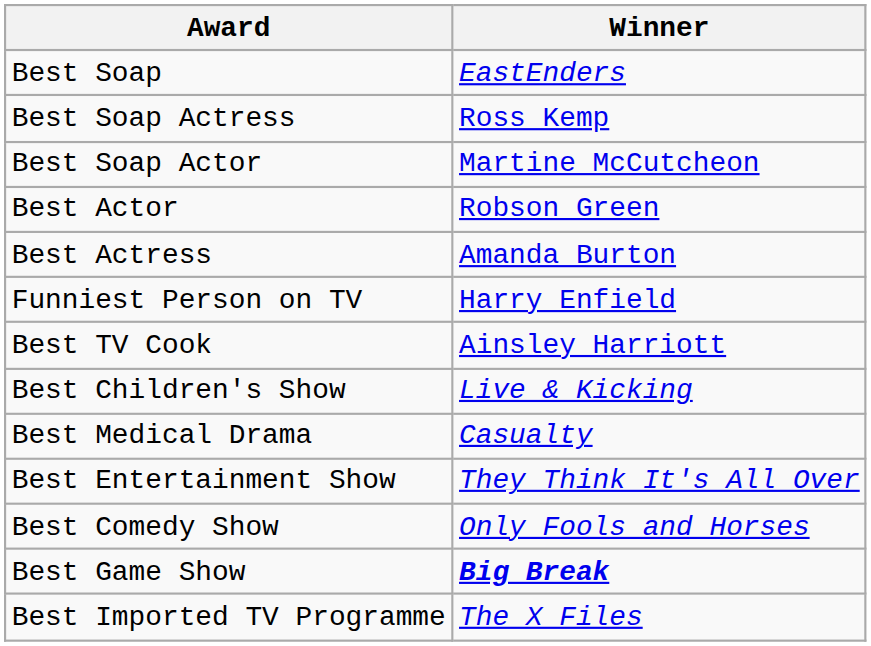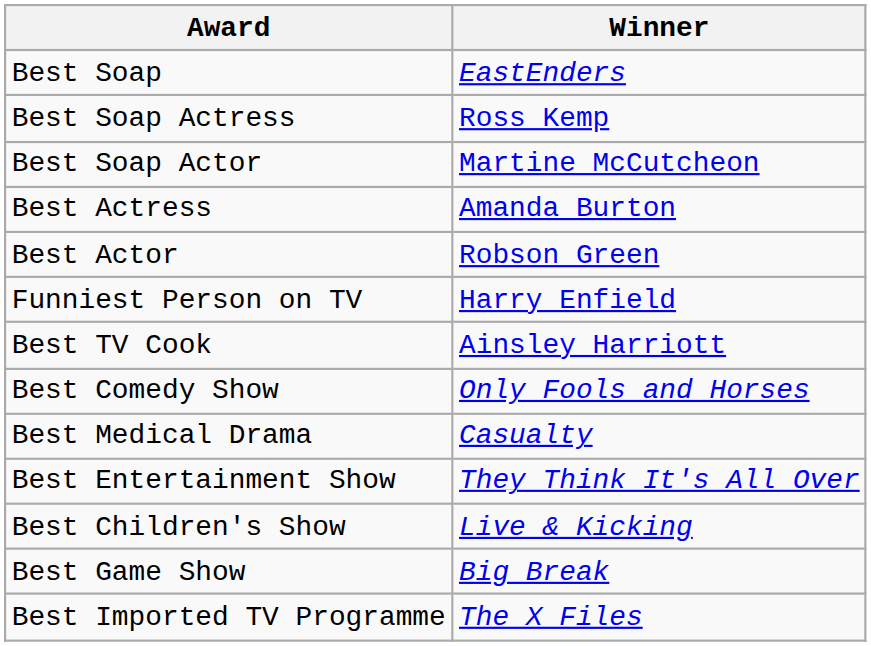rows swapped: (112, 254) <-> (95, 209)
rows swapped: (145, 526) <-> (179, 390)
(534, 572) bold -> (534, 572) normal
